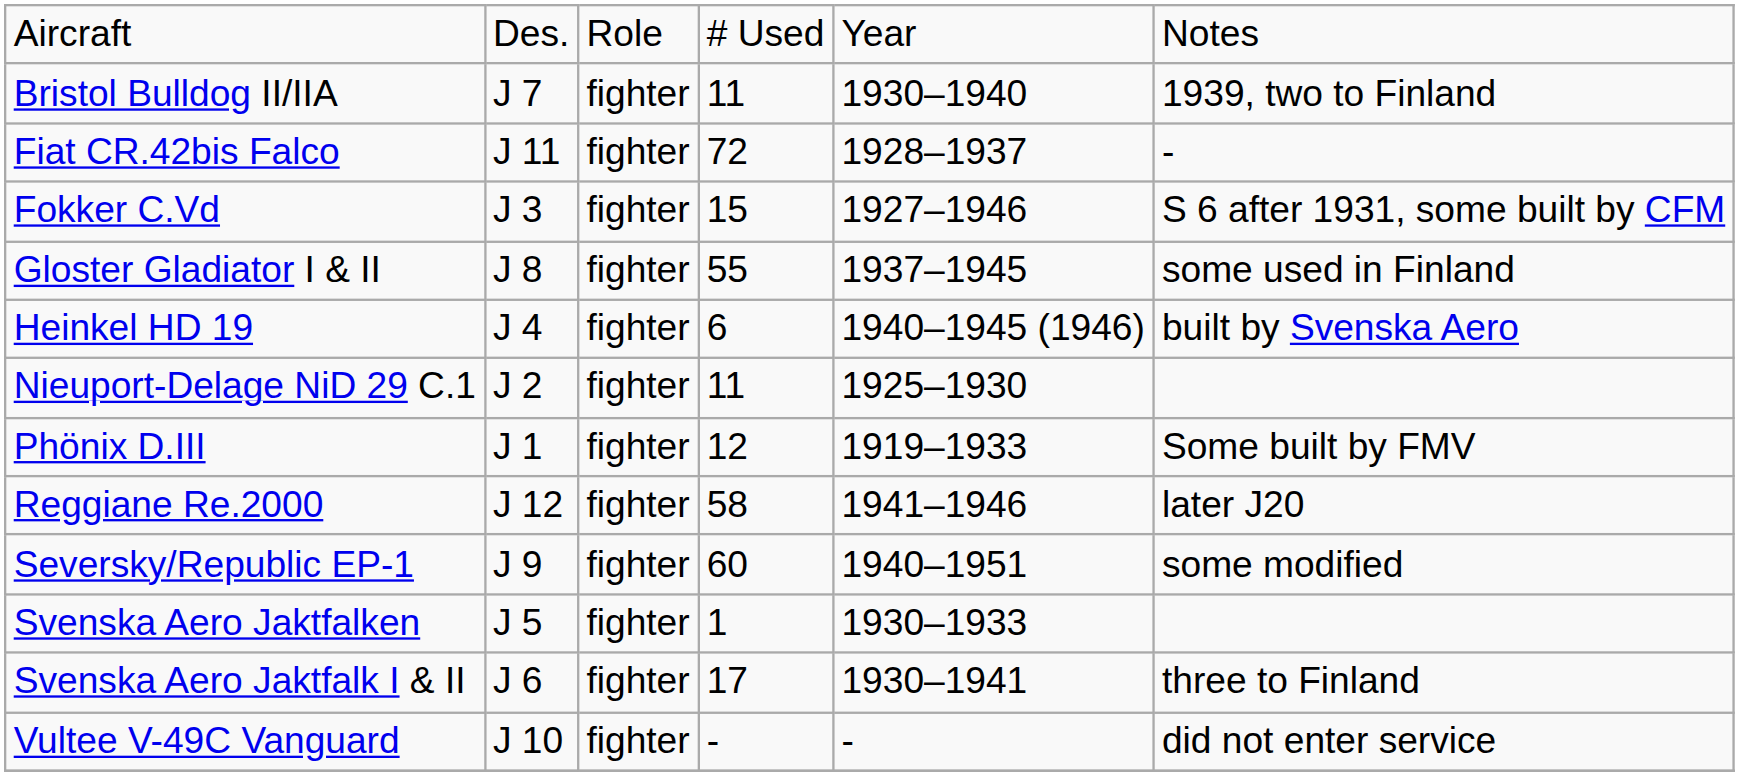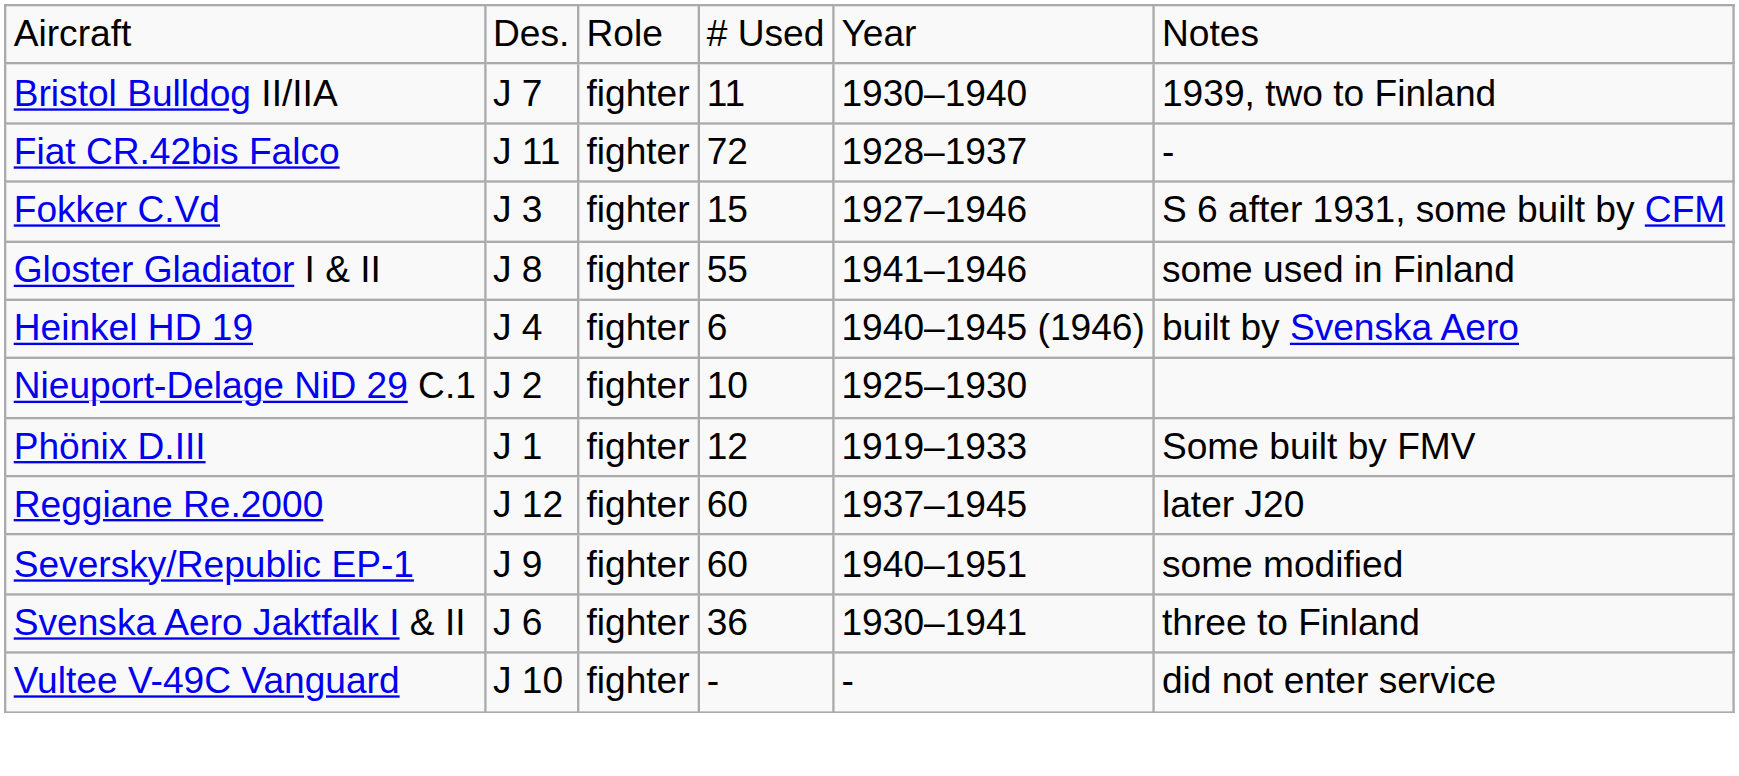(934, 269) 1937–1945 -> (934, 269) 1941–1946
(726, 387) 11 -> (727, 387) 10
(727, 504) 58 -> (727, 504) 60
(934, 504) 1941–1946 -> (934, 504) 1937–1945
- row: (217, 622)
(727, 681) 17 -> (727, 622) 36
